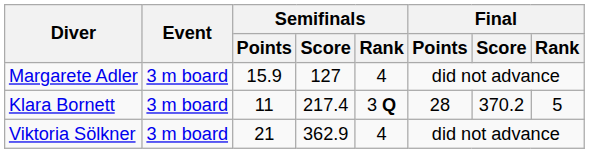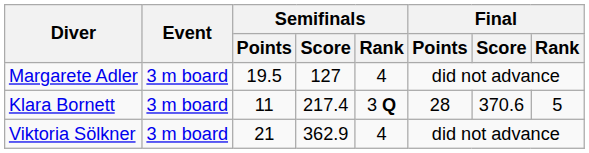(264, 77) 15.9 -> (264, 77) 19.5
(501, 105) 370.2 -> (501, 105) 370.6
